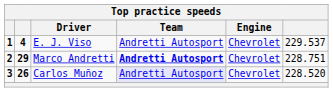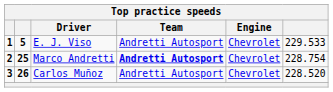(23, 44) 4 -> (23, 44) 5
(305, 44) 229.537 -> (305, 44) 229.533
(23, 59) 29 -> (23, 59) 25
(305, 59) 228.751 -> (305, 59) 228.754
(171, 75) lavender background -> (171, 75) no background
